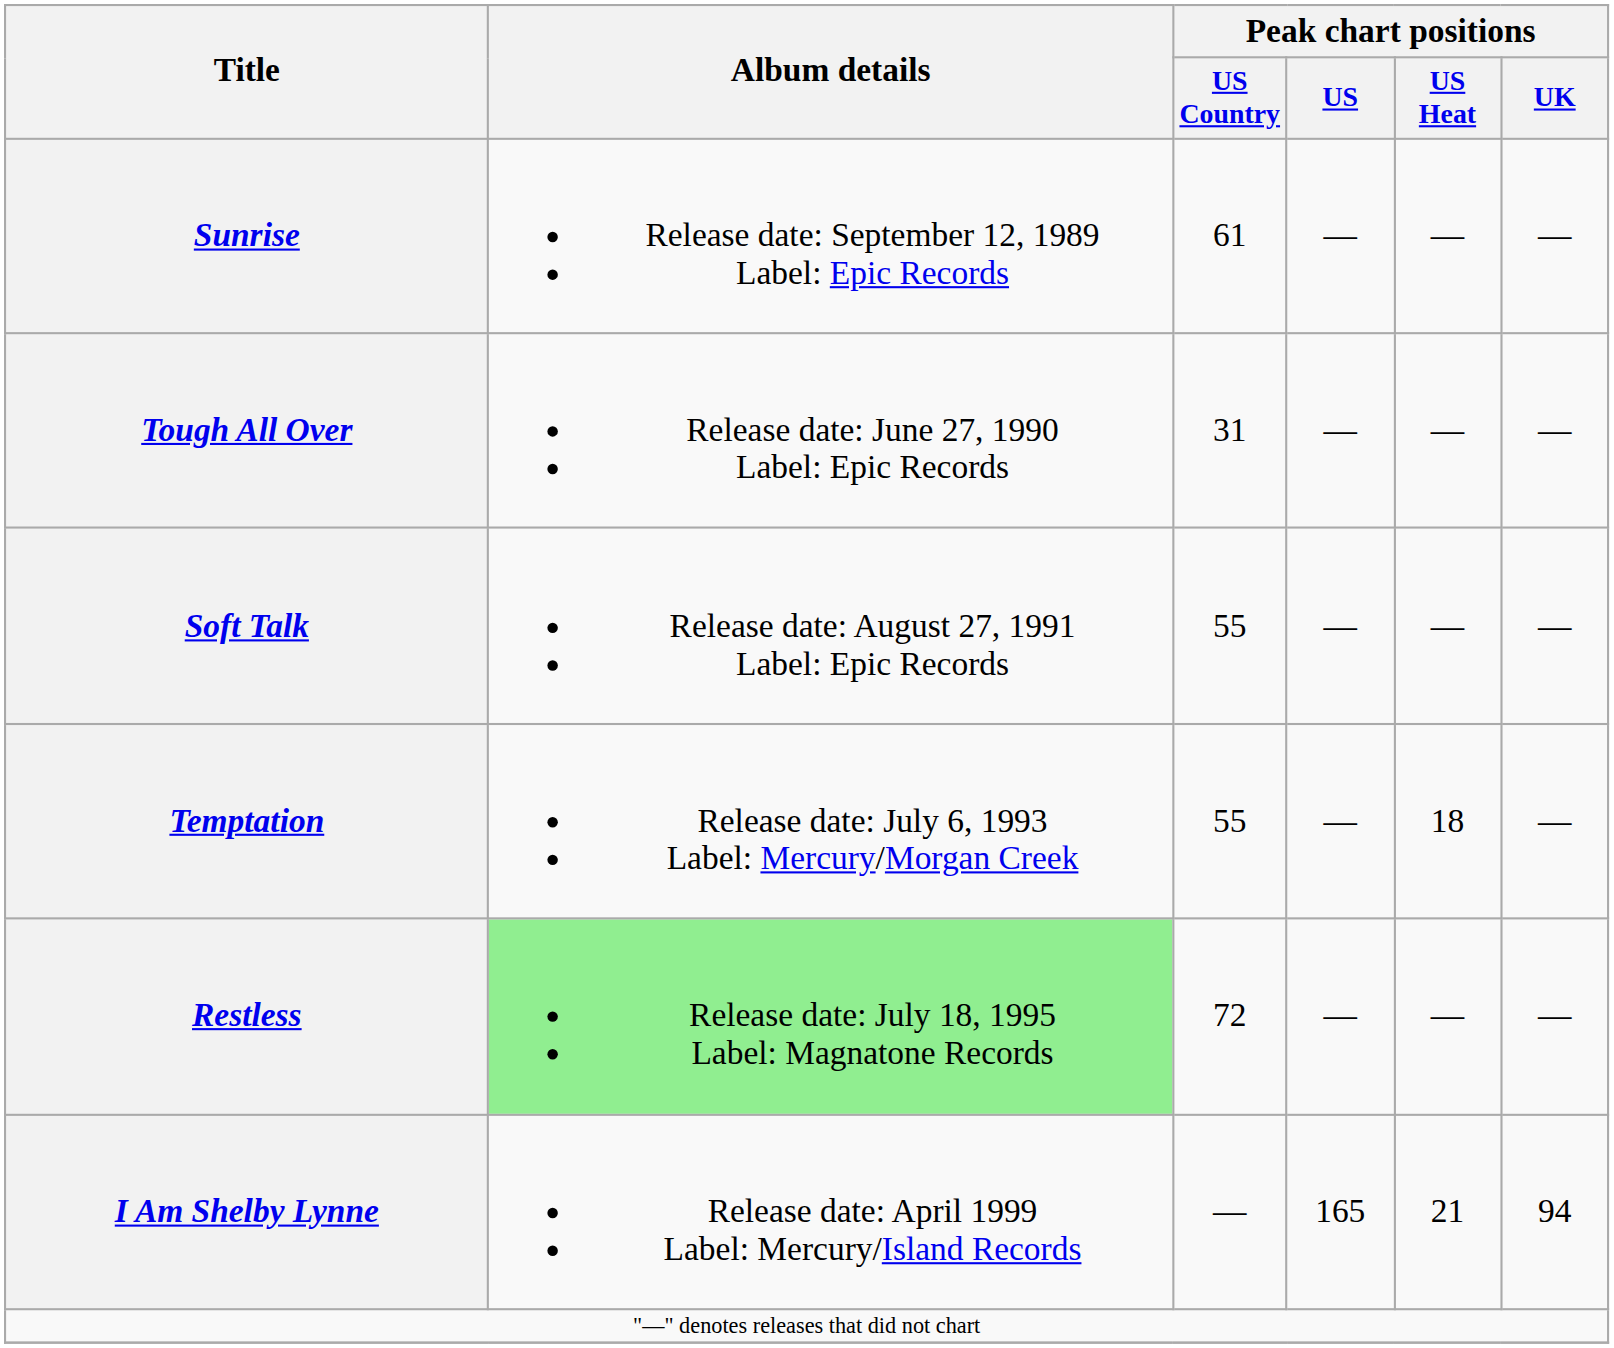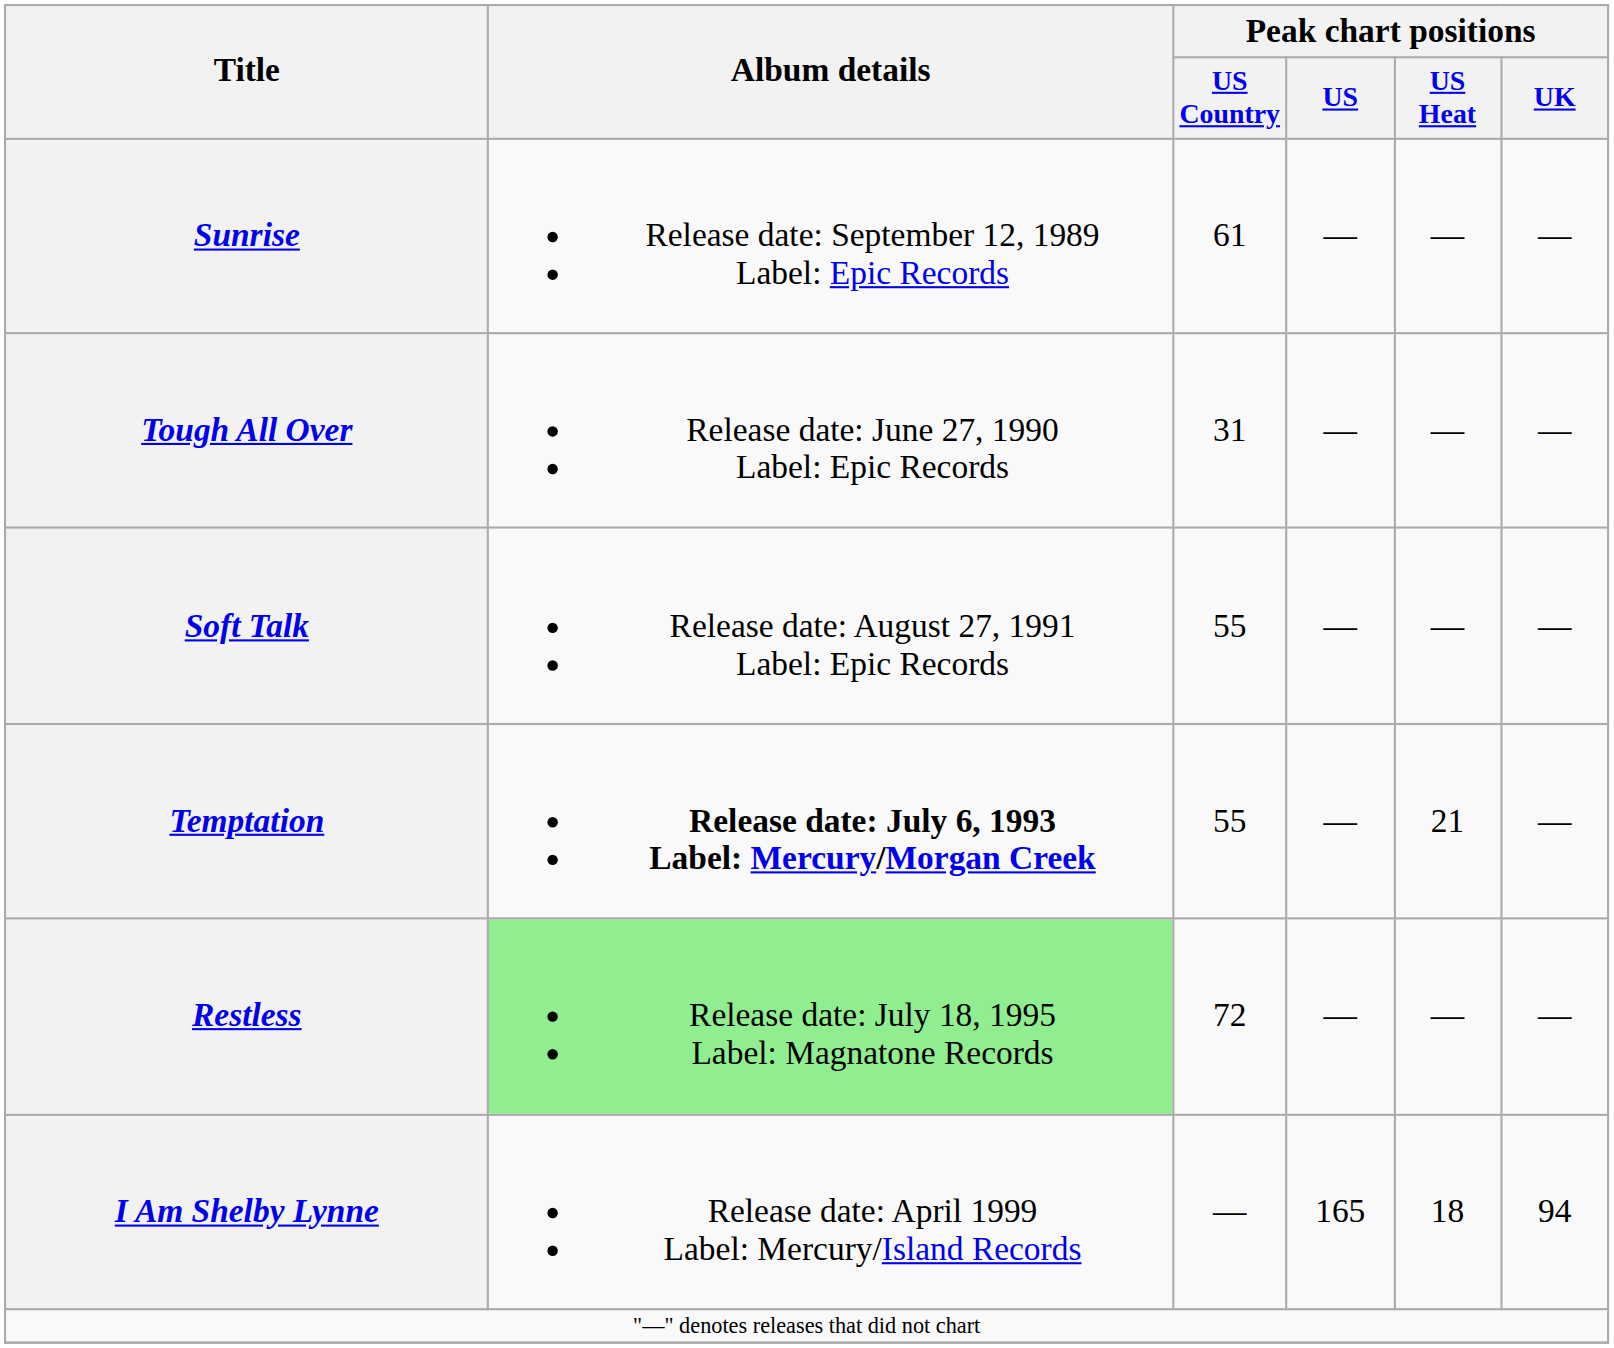(831, 840) normal -> (831, 840) bold
(1448, 820) 18 -> (1448, 820) 21
(1448, 1210) 21 -> (1448, 1210) 18
